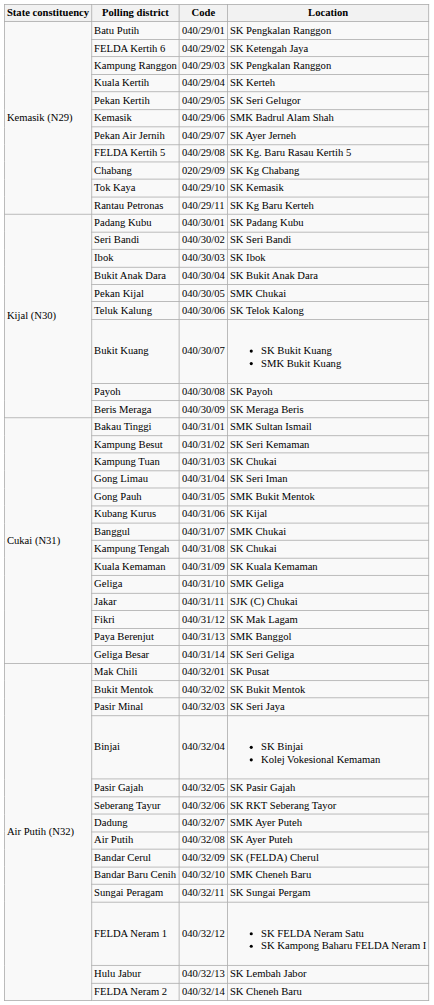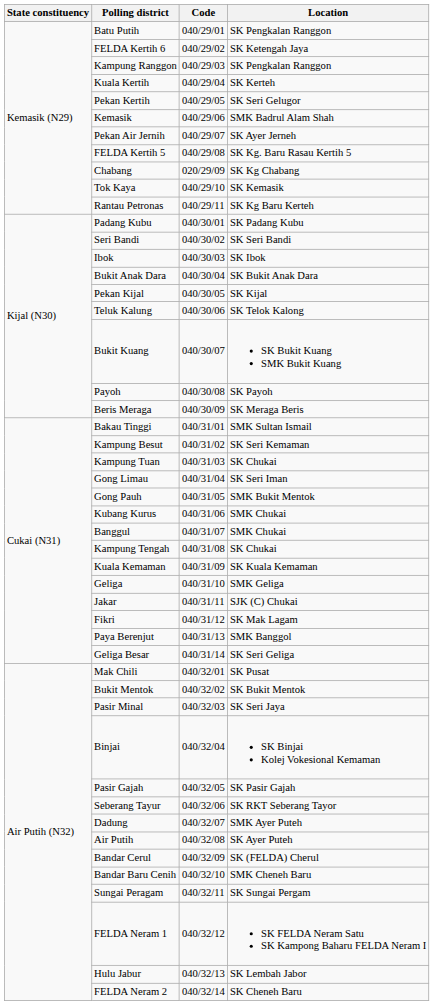(258, 292) SMK Chukai -> (249, 292) SK Kijal
(249, 514) SK Kijal -> (258, 514) SMK Chukai
